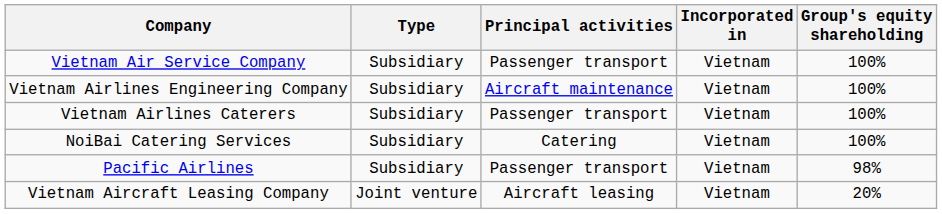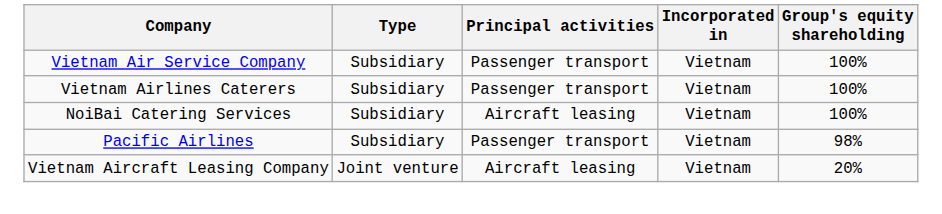- row: (178, 89)
(579, 142) Catering -> (560, 116) Aircraft leasing
